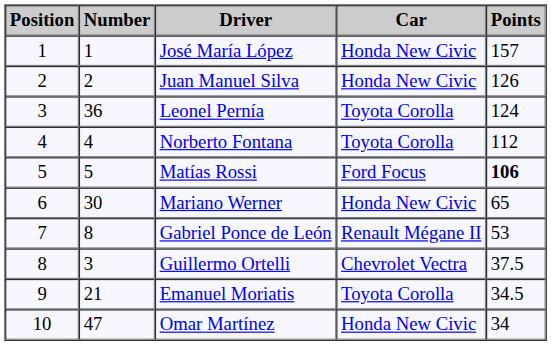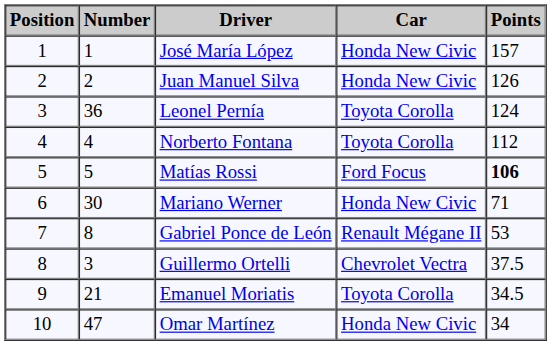(500, 202) 65 -> (500, 202) 71
